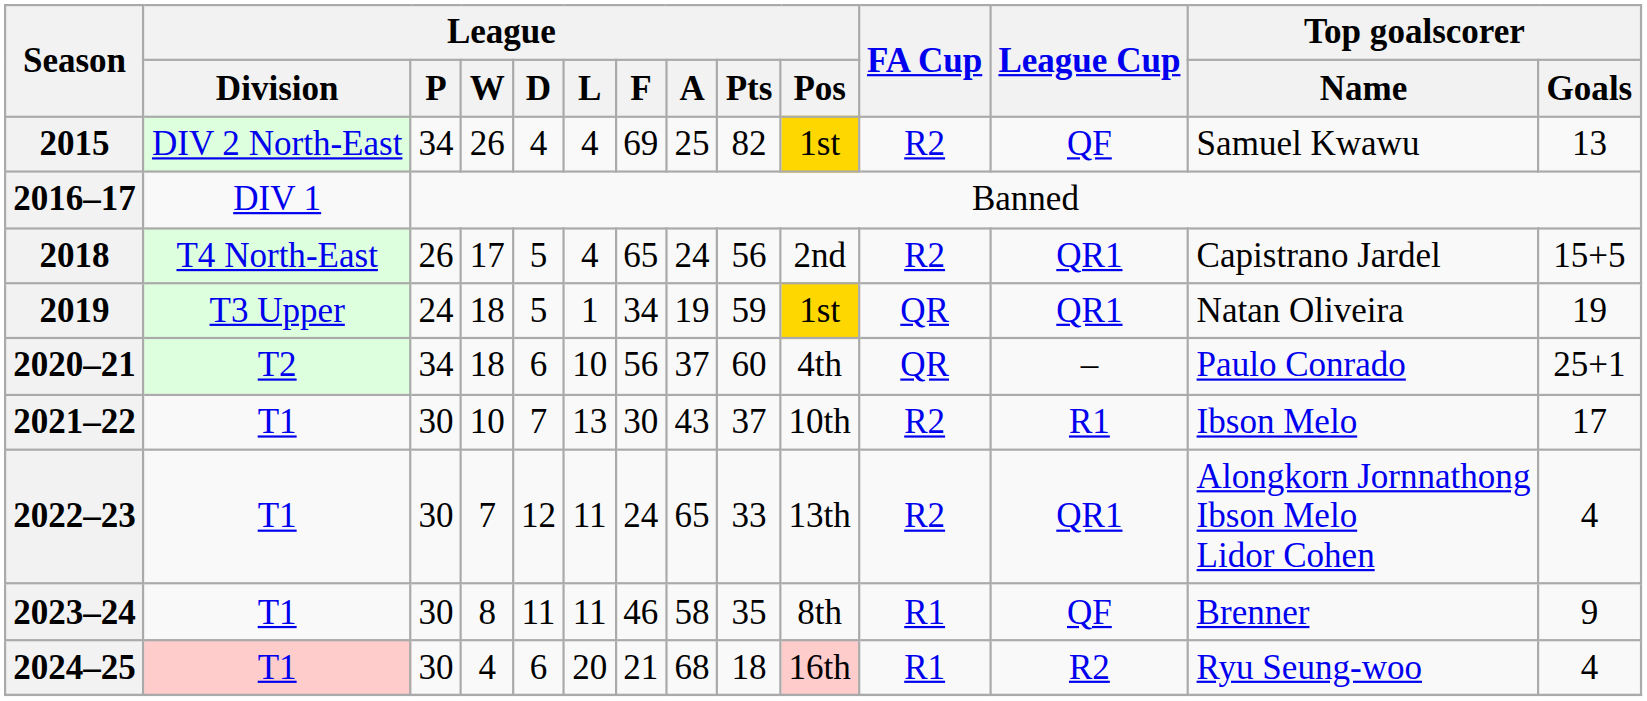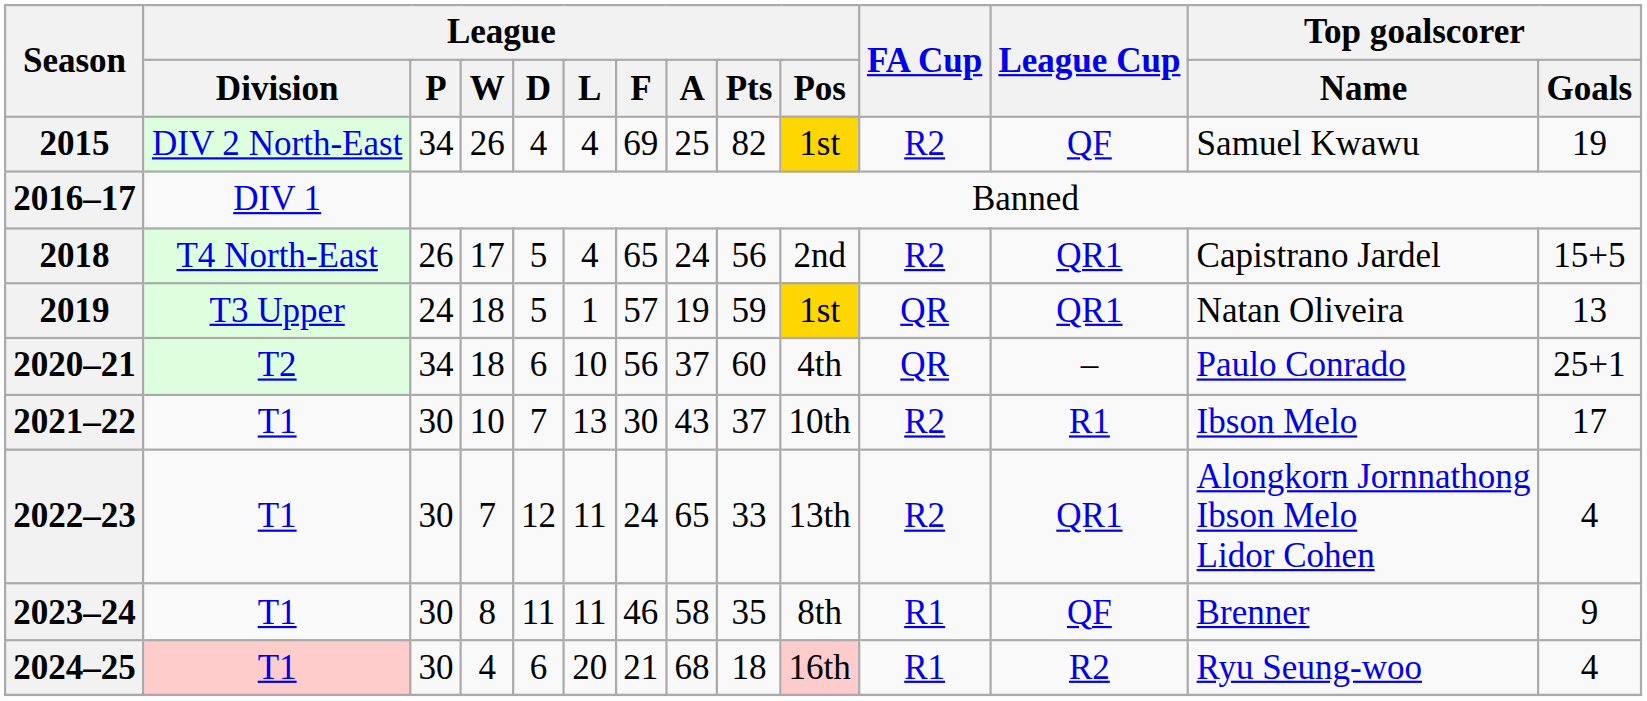(1589, 143) 13 -> (1589, 143) 19
(641, 310) 34 -> (641, 310) 57
(1589, 310) 19 -> (1589, 310) 13
